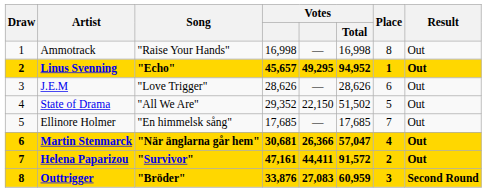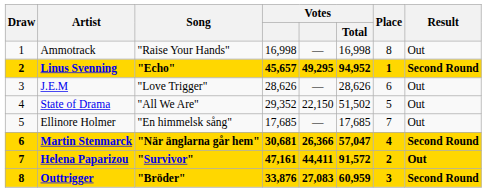(417, 68) Out -> (443, 68) Second Round
(417, 141) Out -> (443, 141) Second Round
